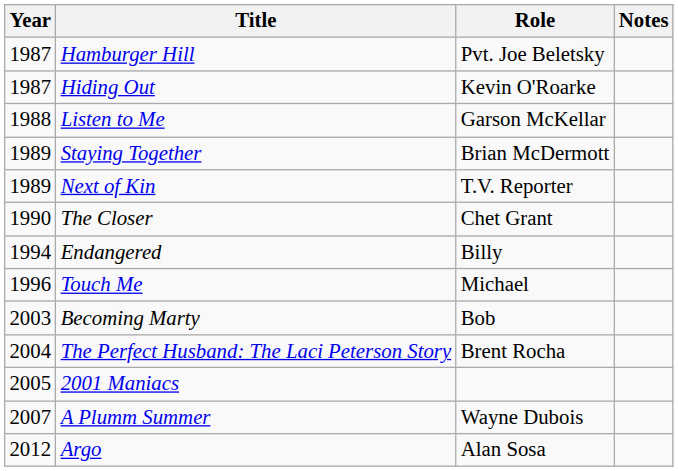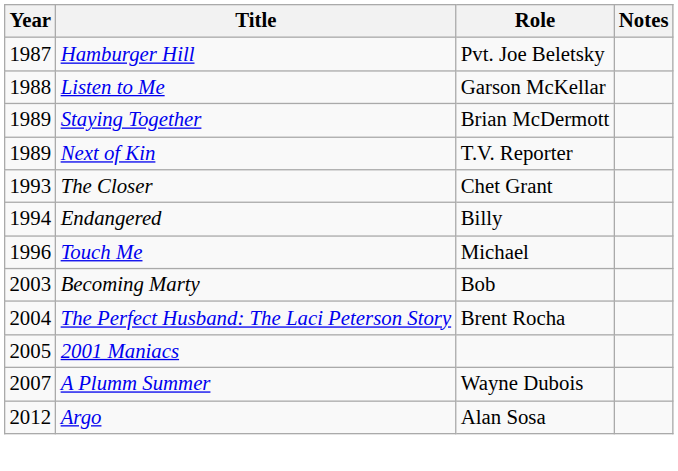- row: (108, 86)
(30, 218) 1990 -> (30, 185) 1993
